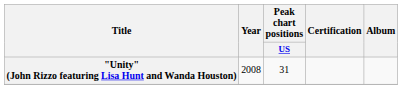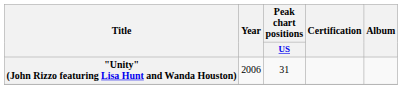(251, 70) 2008 -> (251, 70) 2006
